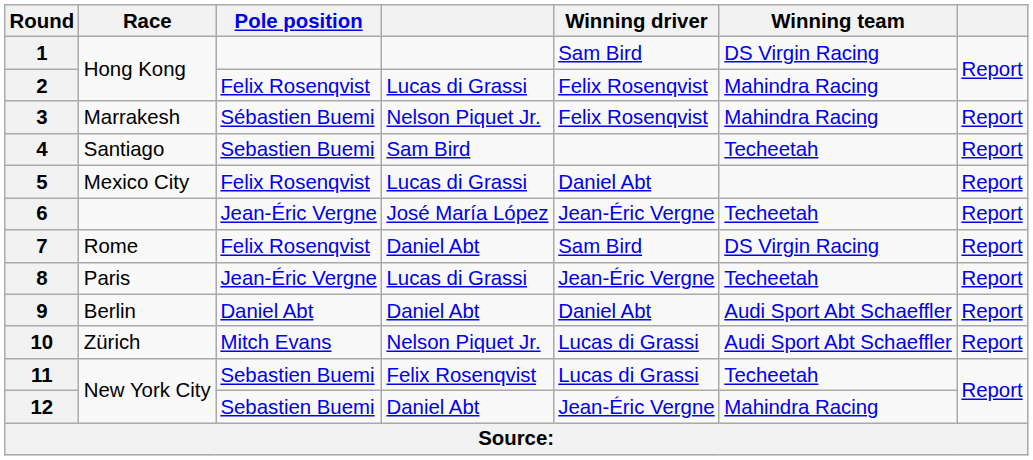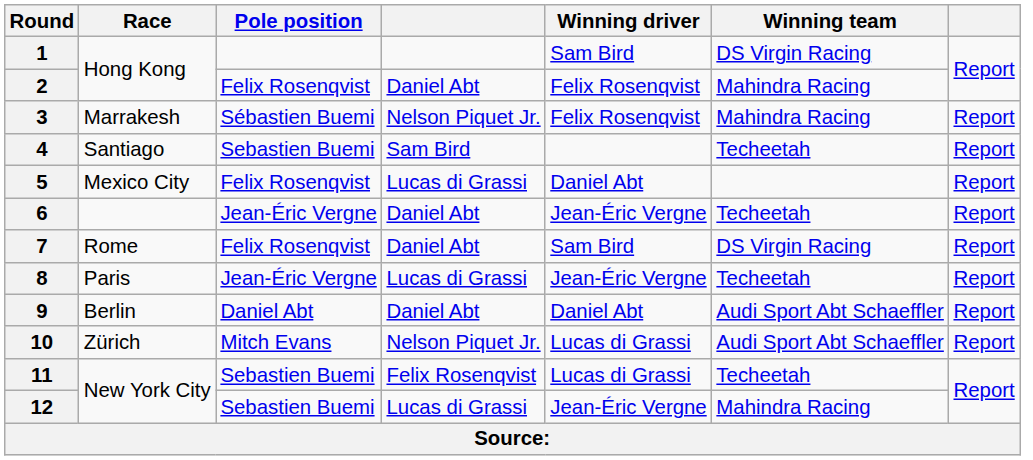(457, 85) Lucas di Grassi -> (433, 85) Daniel Abt
(468, 213) José María López -> (433, 213) Daniel Abt
(433, 406) Daniel Abt -> (457, 406) Lucas di Grassi
